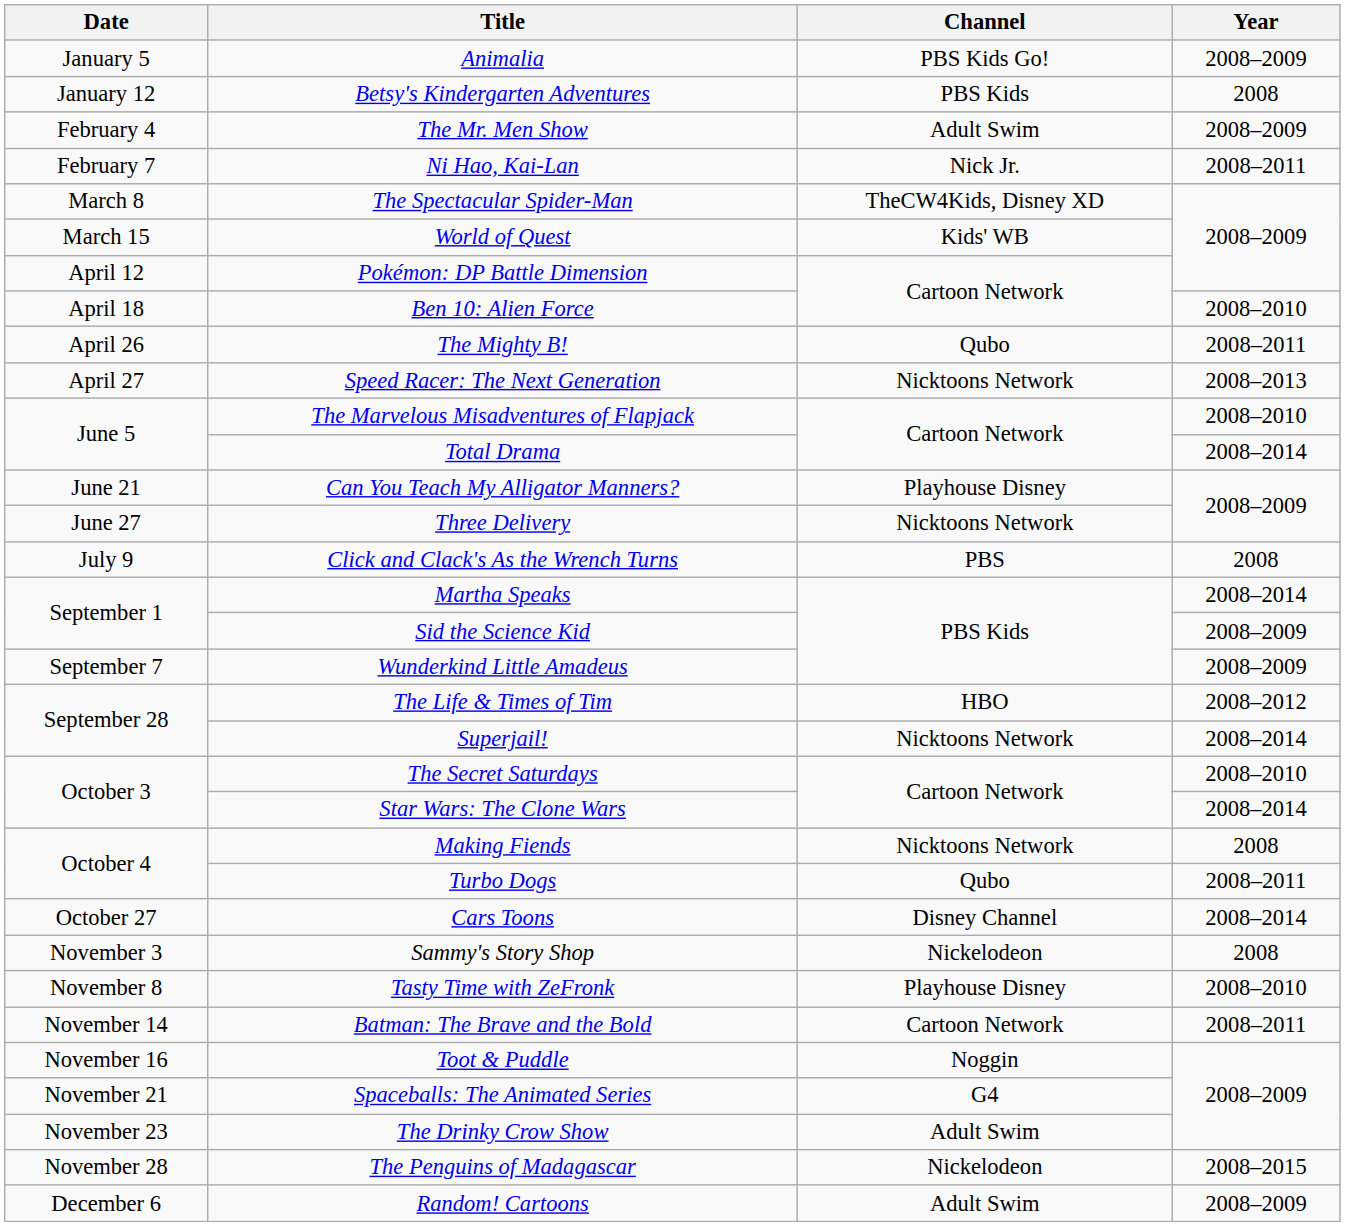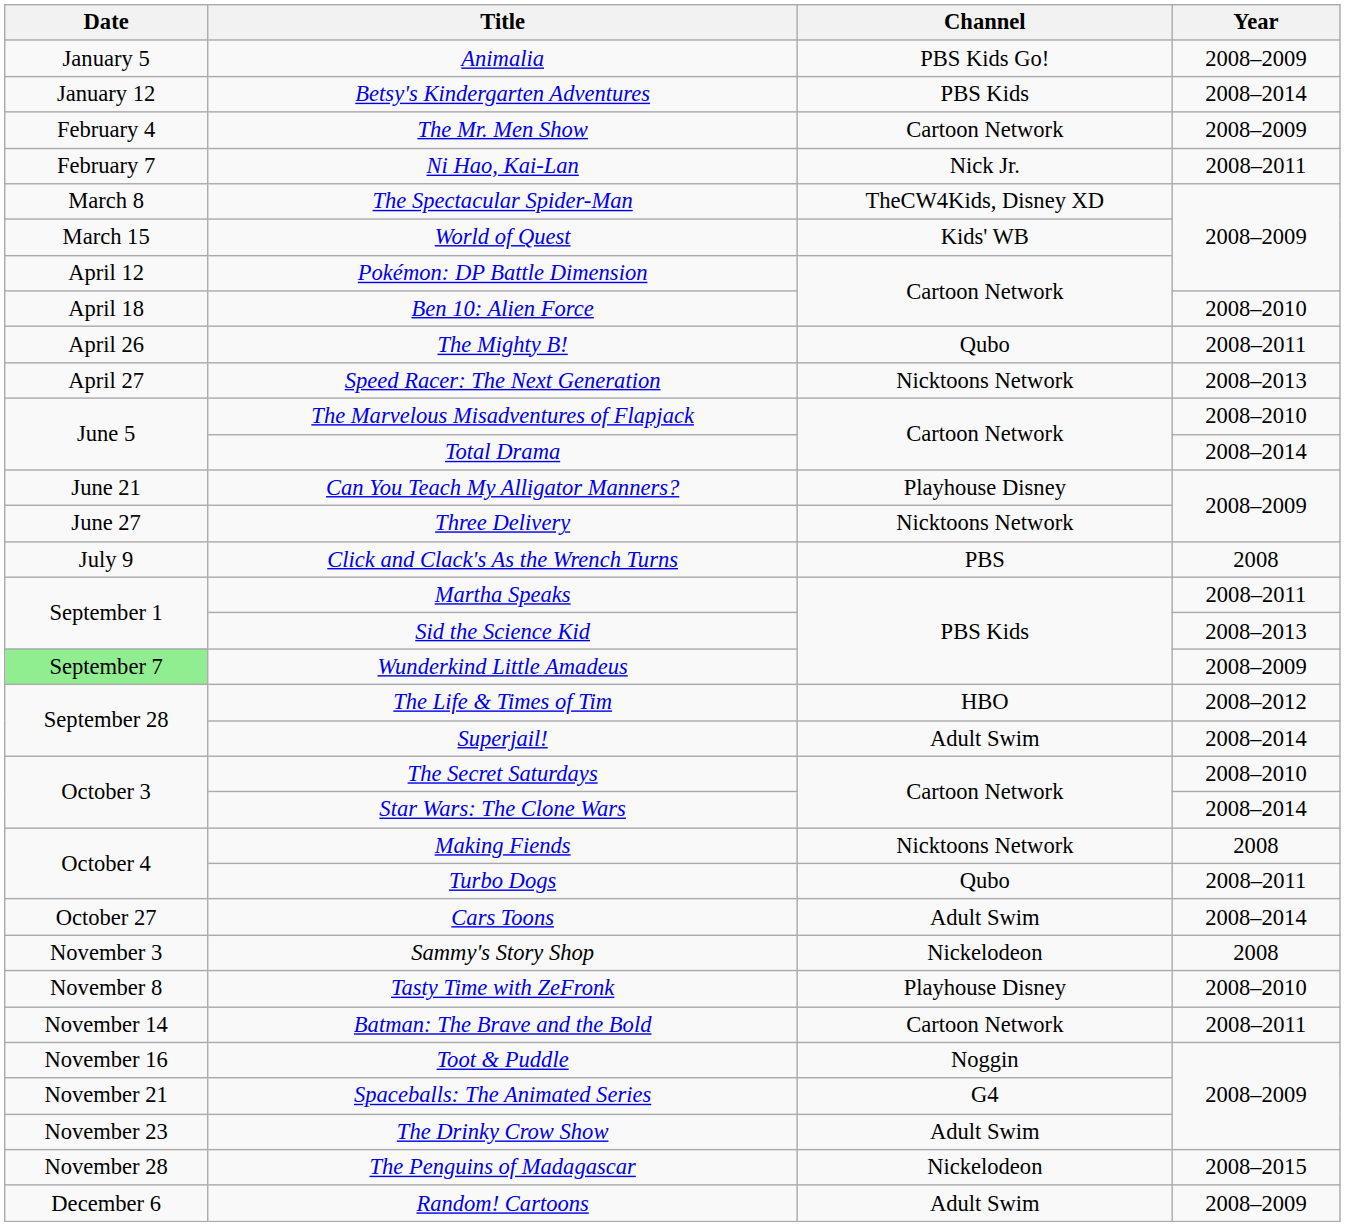(1256, 93) 2008 -> (1256, 93) 2008–2014
(985, 129) Adult Swim -> (985, 129) Cartoon Network
(1256, 594) 2008–2014 -> (1256, 594) 2008–2011
(1256, 630) 2008–2009 -> (1256, 630) 2008–2013
(106, 666) no background -> (106, 666) lightgreen background
(985, 737) Nicktoons Network -> (985, 737) Adult Swim
(985, 916) Disney Channel -> (985, 916) Adult Swim
